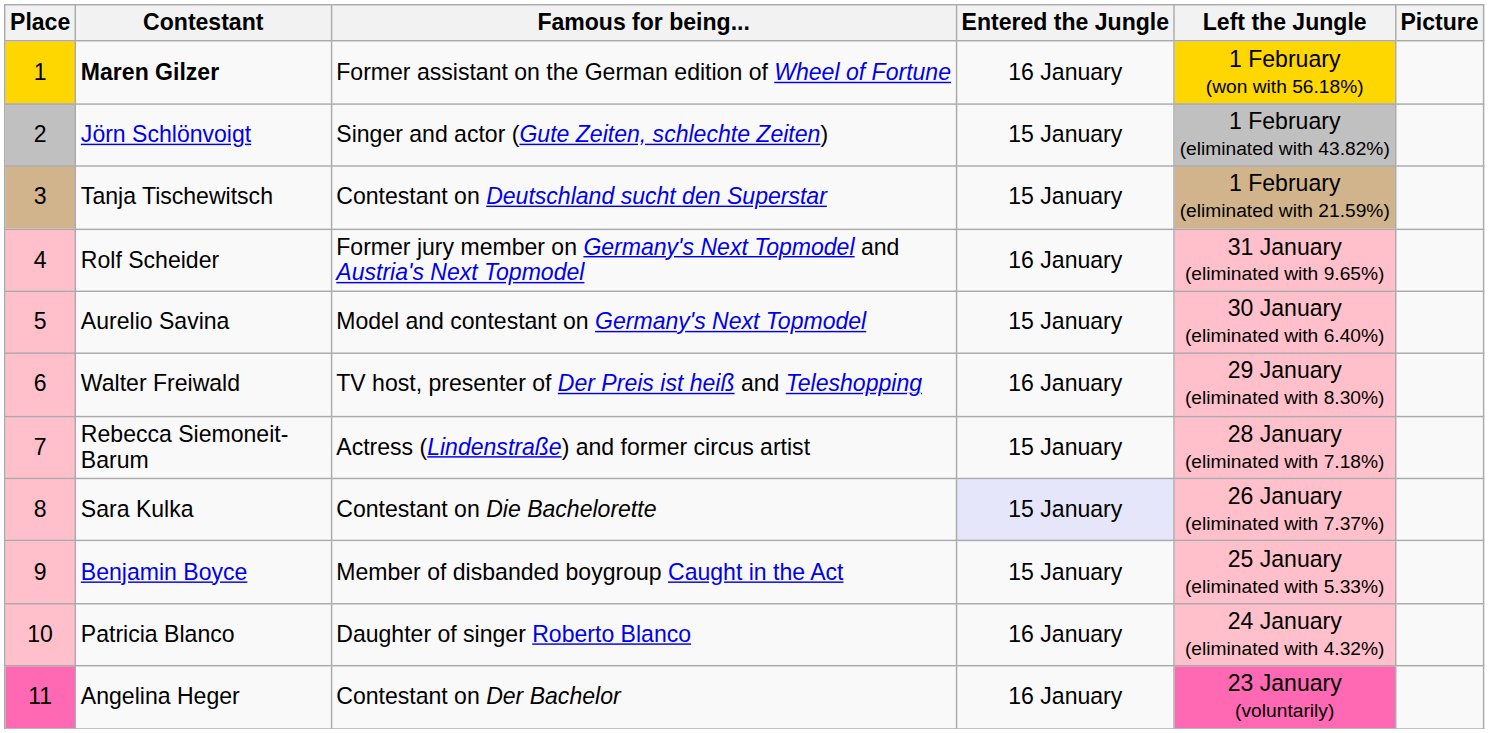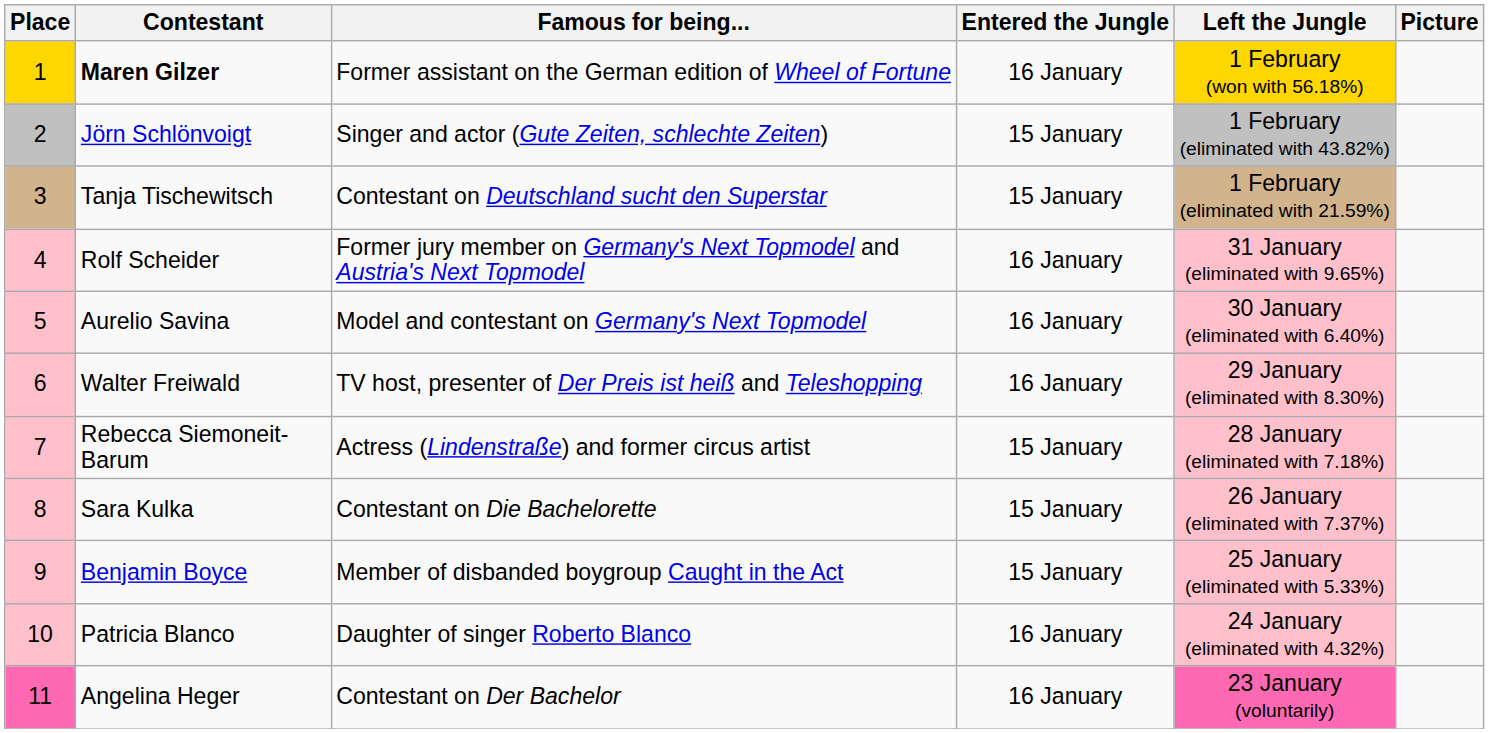(1065, 322) 15 January -> (1065, 322) 16 January
(1065, 509) lavender background -> (1065, 509) no background
